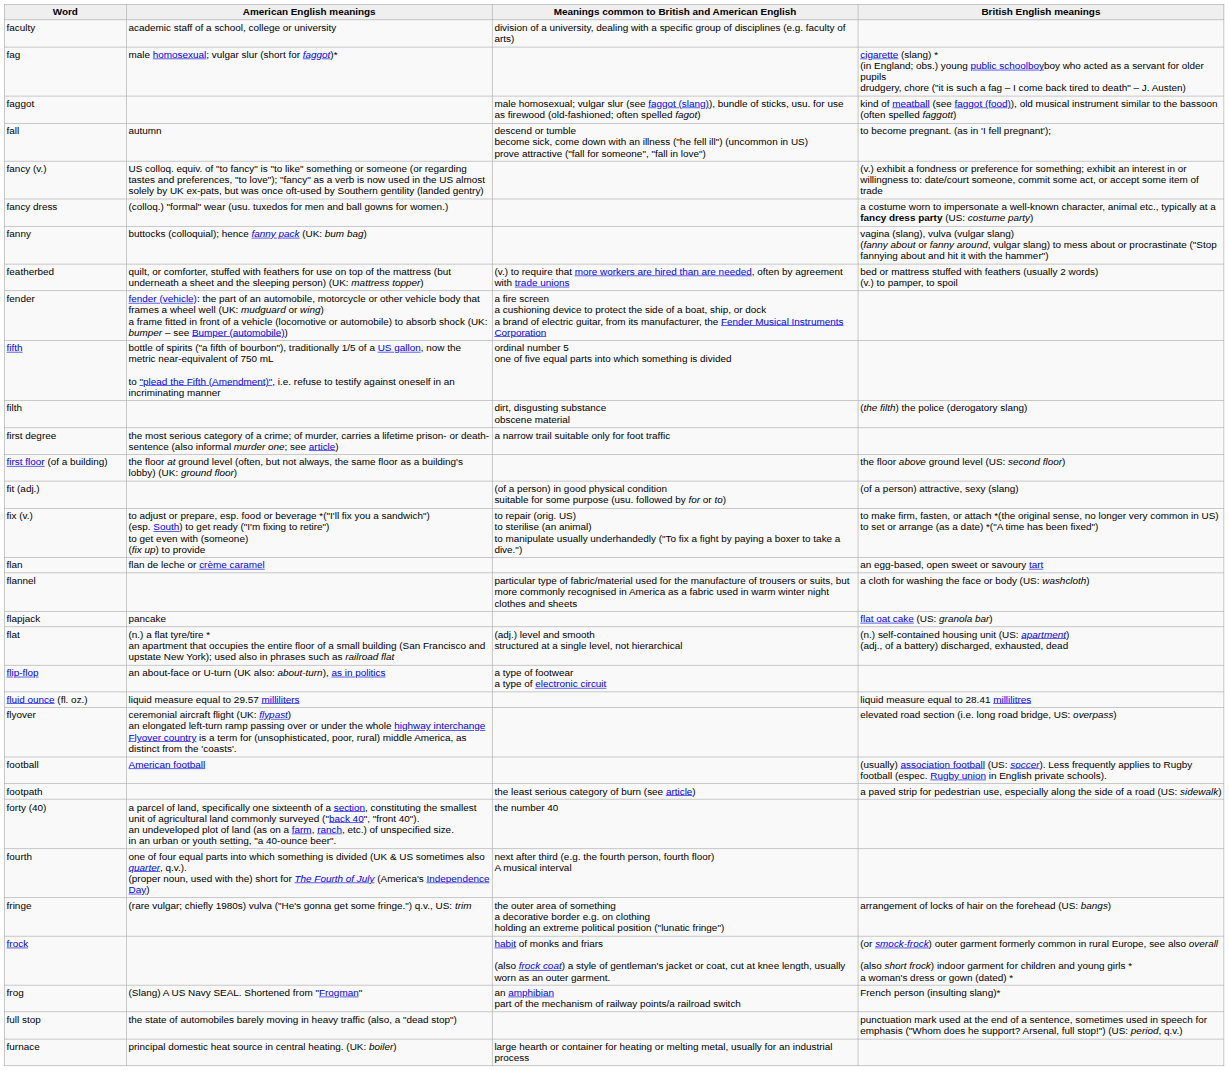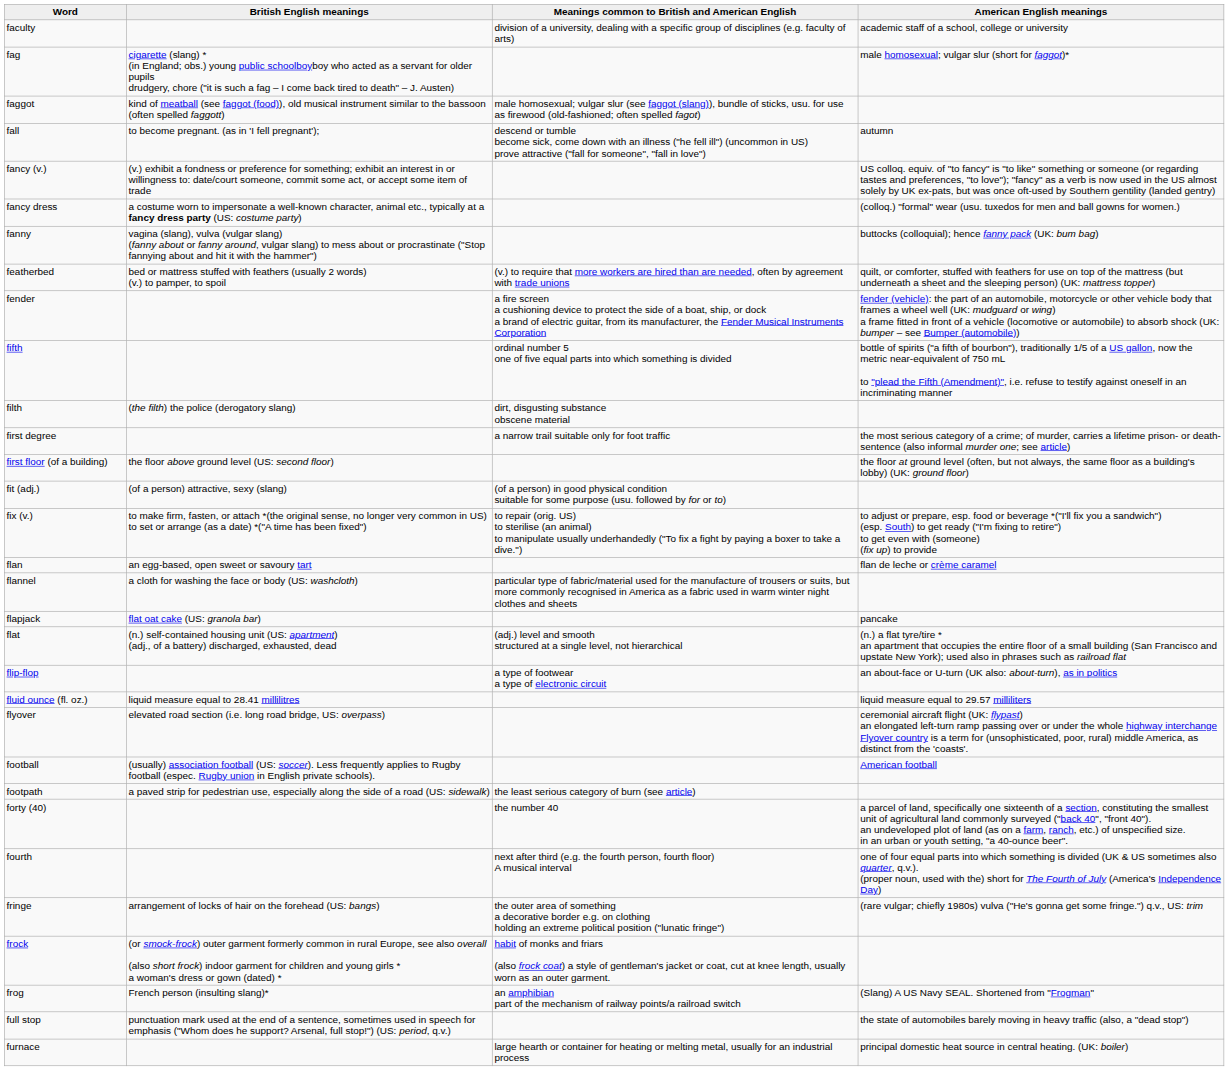columns swapped: (1041, 12) <-> (309, 12)
